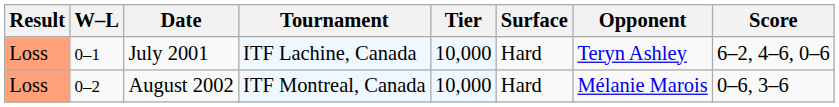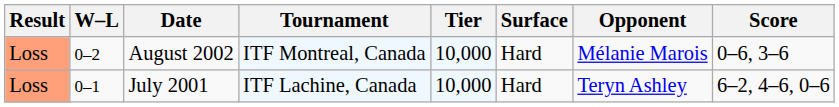rows swapped: (168, 53) <-> (181, 85)
